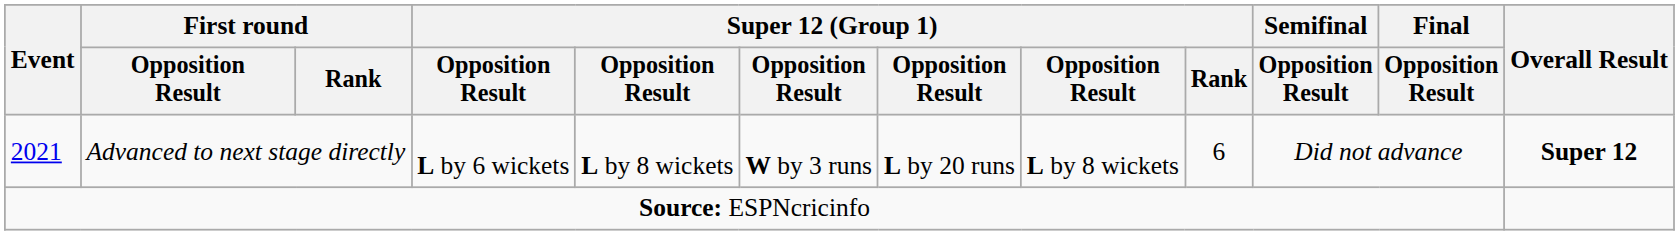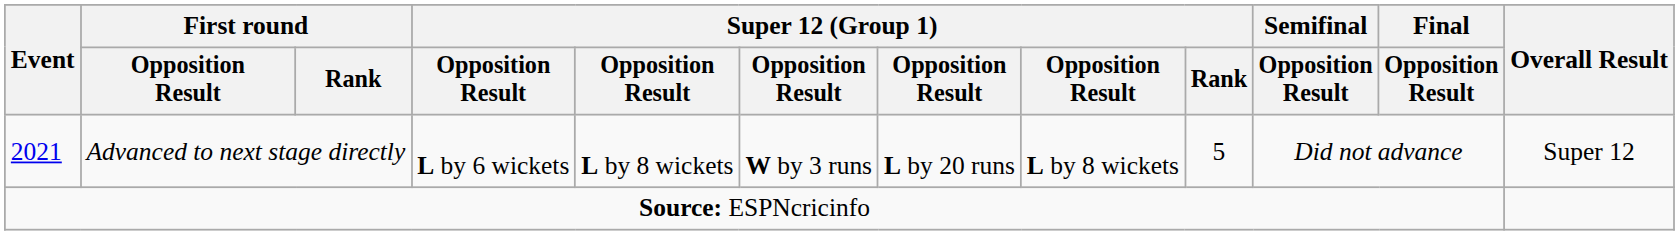(1219, 151) 6 -> (1219, 151) 5
(1589, 151) bold -> (1589, 151) normal
